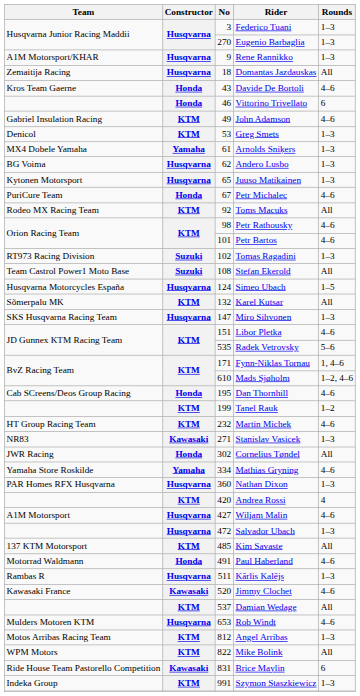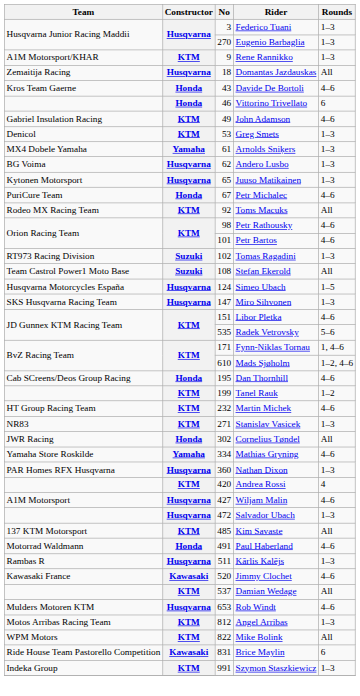(189, 57) Husqvarna -> (189, 57) KTM
- row: (259, 301)
(189, 438) Kawasaki -> (189, 423) KTM
